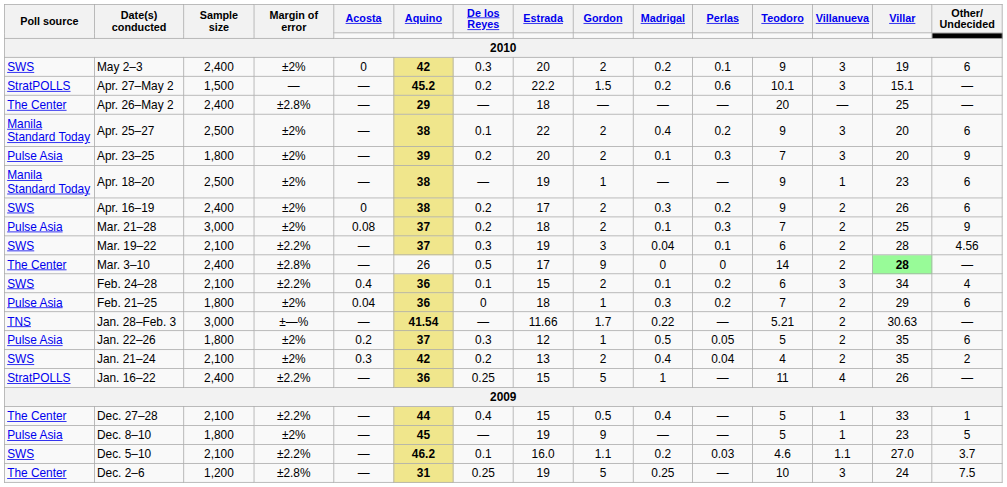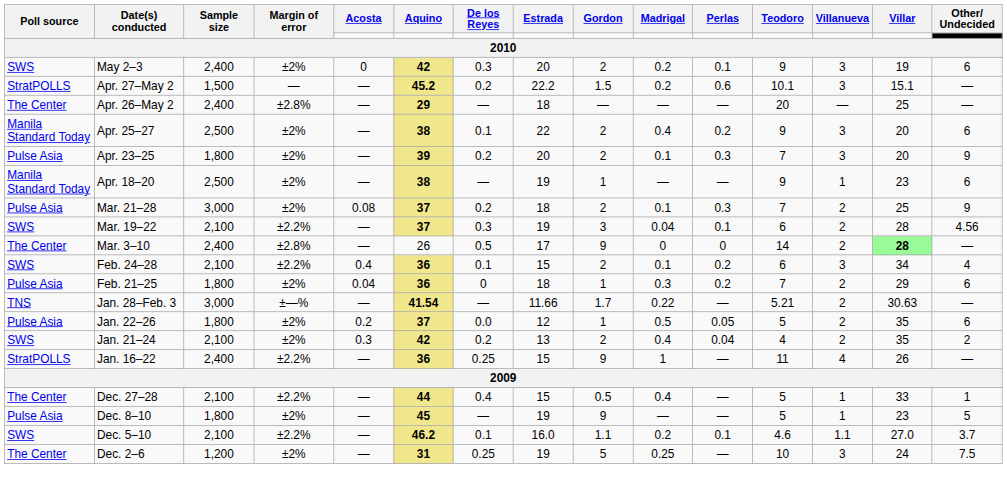- row: (126, 208)
(483, 341) 0.3 -> (483, 322) 0.0
(603, 378) 5 -> (603, 360) 9
(723, 454) 0.03 -> (723, 435) 0.1
(294, 473) ±2.8% -> (294, 454) ±2%
